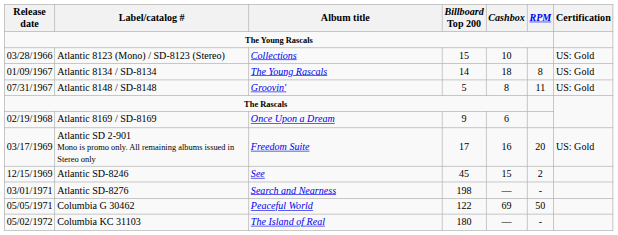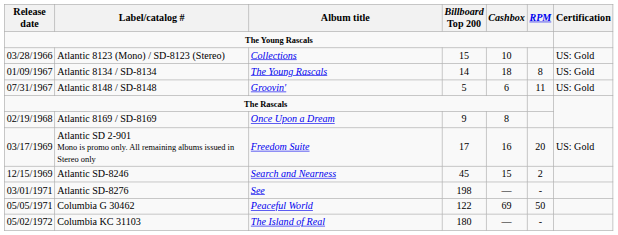(507, 87) 8 -> (507, 87) 6
(507, 119) 6 -> (507, 119) 8
(258, 174) See -> (293, 174) Search and Nearness
(293, 190) Search and Nearness -> (258, 190) See
